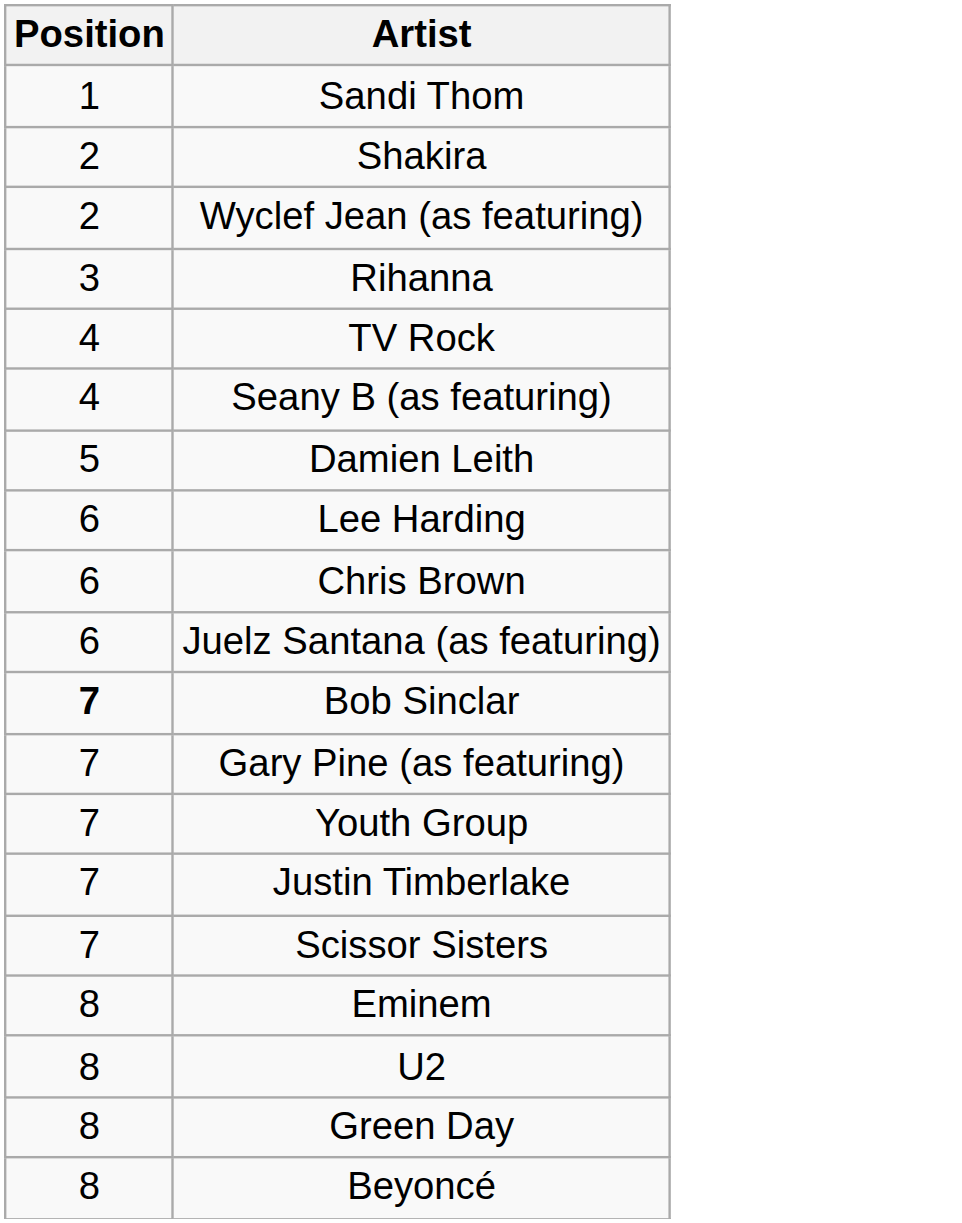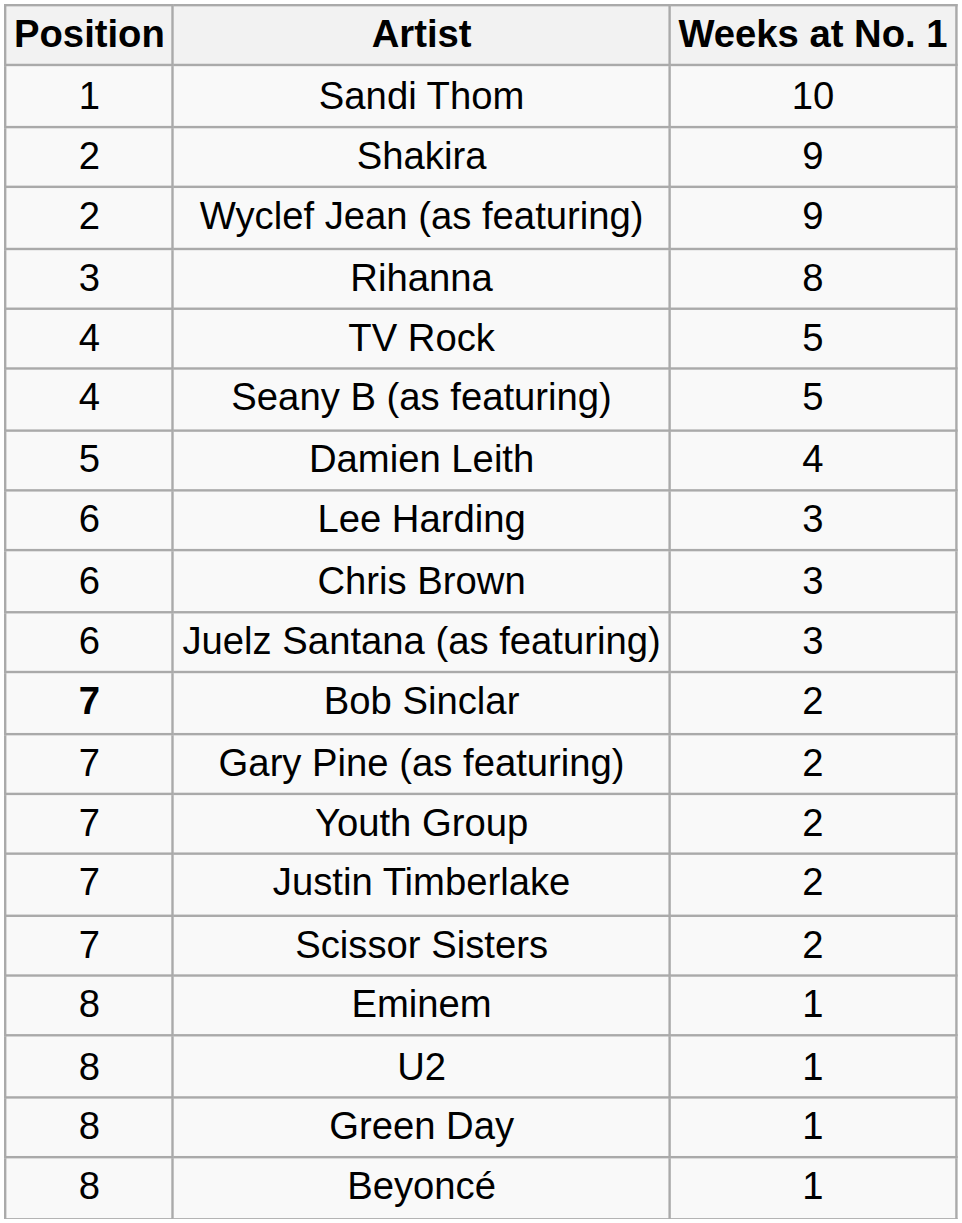+ column: (813, 34)
